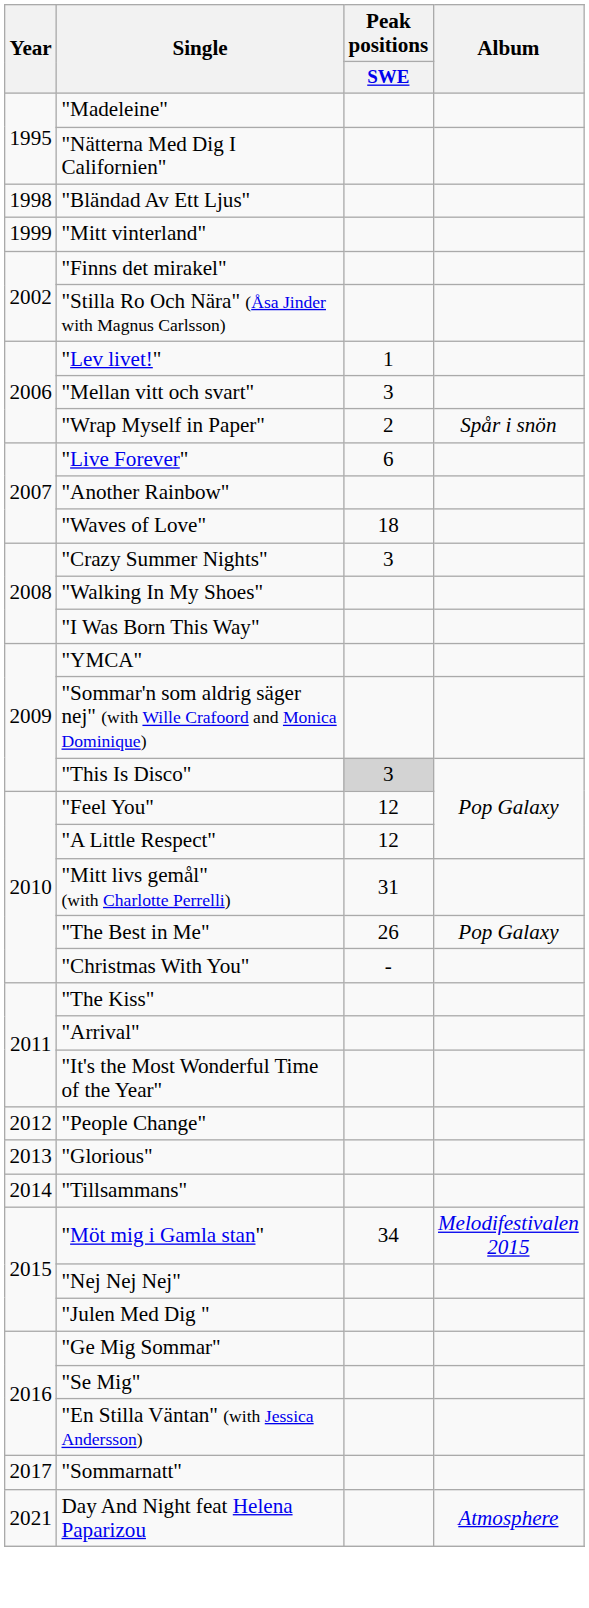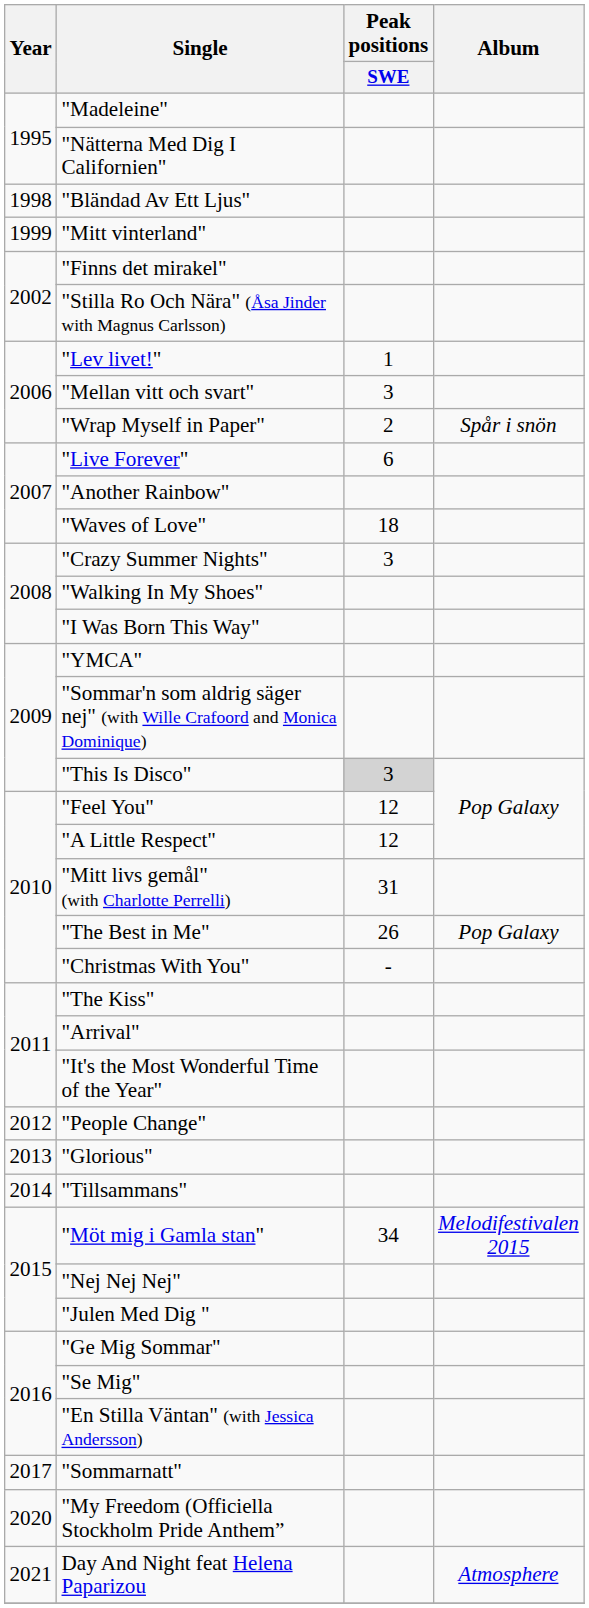+ row: (173, 1517)
